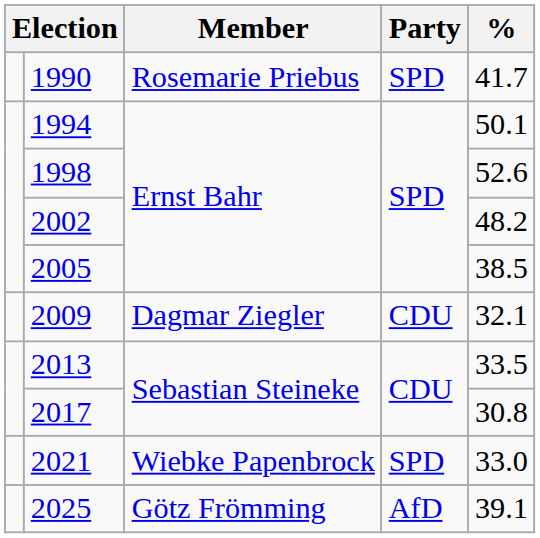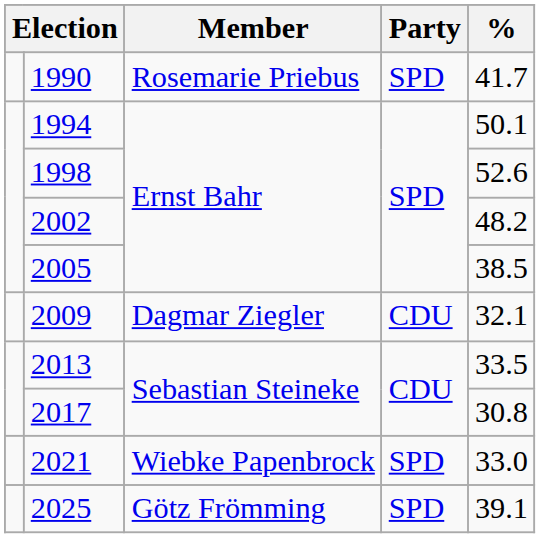(416, 508) AfD -> (417, 508) SPD
